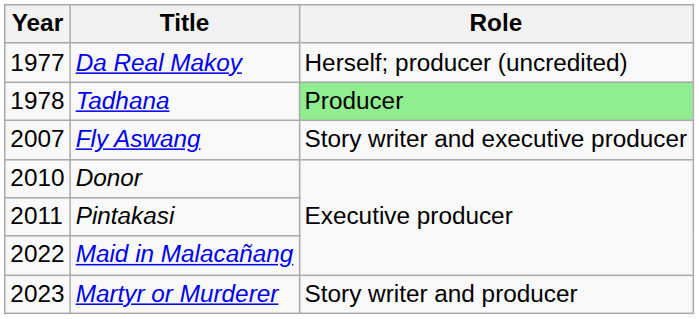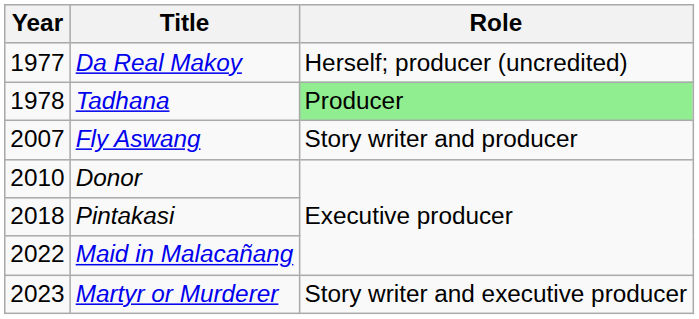(496, 139) Story writer and executive producer -> (441, 139) Story writer and producer
(37, 216) 2011 -> (37, 216) 2018
(441, 293) Story writer and producer -> (496, 293) Story writer and executive producer
